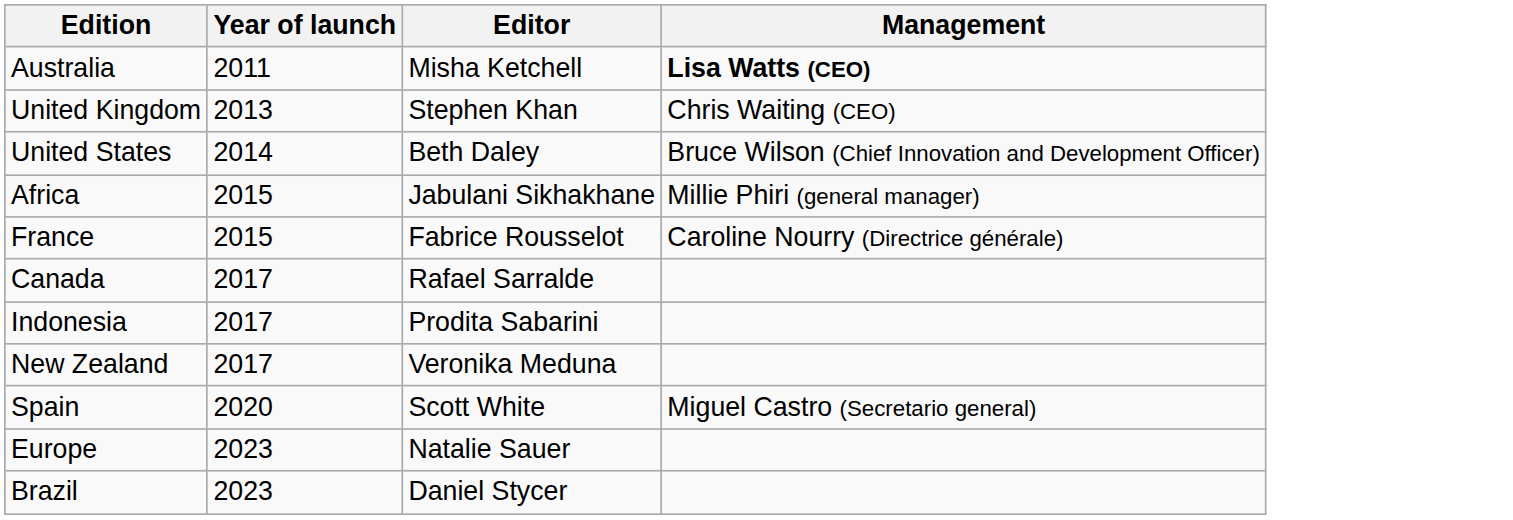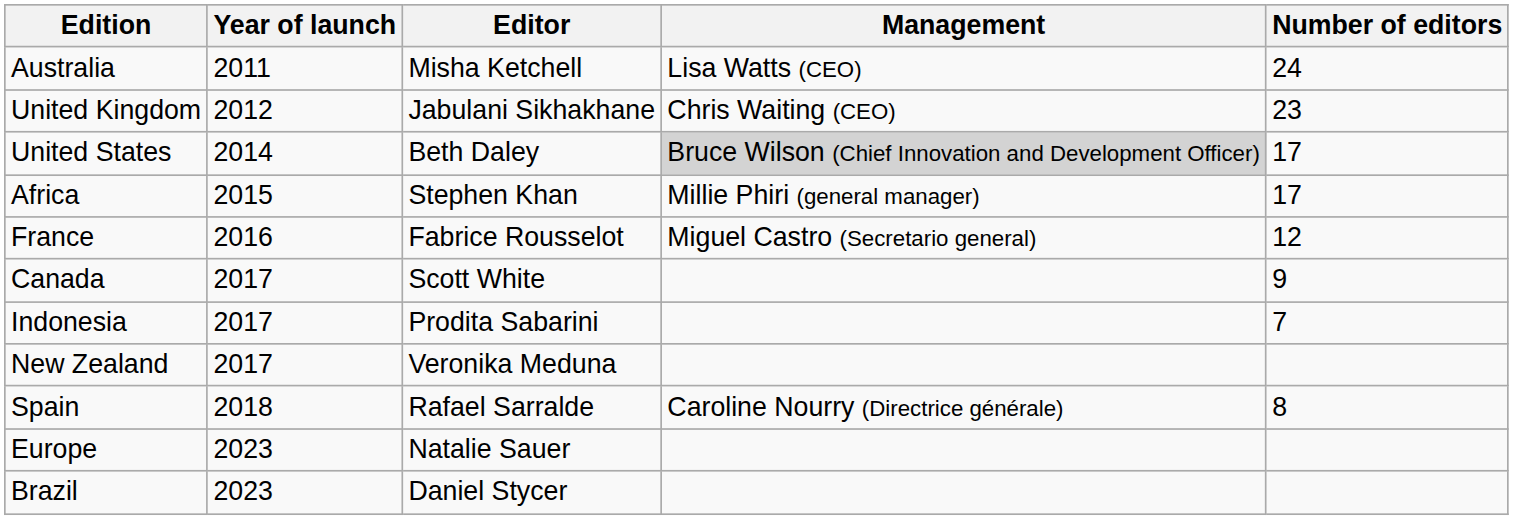+ column: (1387, 25)
(769, 68) bold -> (764, 68) normal
(243, 110) 2013 -> (243, 110) 2012
(493, 110) Stephen Khan -> (532, 110) Jabulani Sikhakhane
(964, 152) no background -> (964, 152) lightgrey background
(532, 195) Jabulani Sikhakhane -> (493, 195) Stephen Khan
(243, 237) 2015 -> (243, 237) 2016
(865, 237) Caroline Nourry (Directrice générale) -> (852, 237) Miguel Castro (Secretario general)
(501, 279) Rafael Sarralde -> (477, 279) Scott White
(243, 407) 2020 -> (243, 407) 2018
(477, 407) Scott White -> (501, 407) Rafael Sarralde
(852, 407) Miguel Castro (Secretario general) -> (865, 407) Caroline Nourry (Directrice générale)
